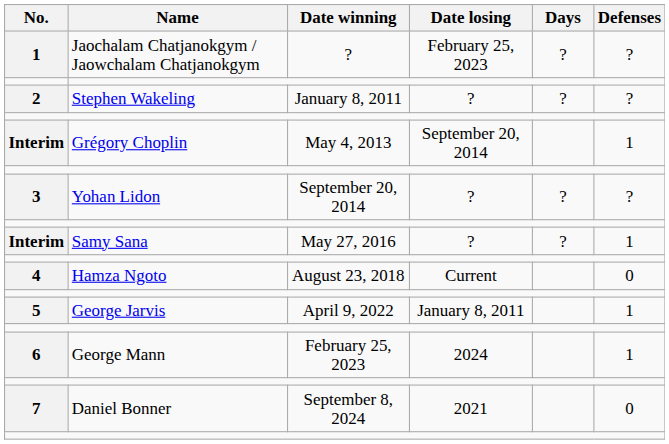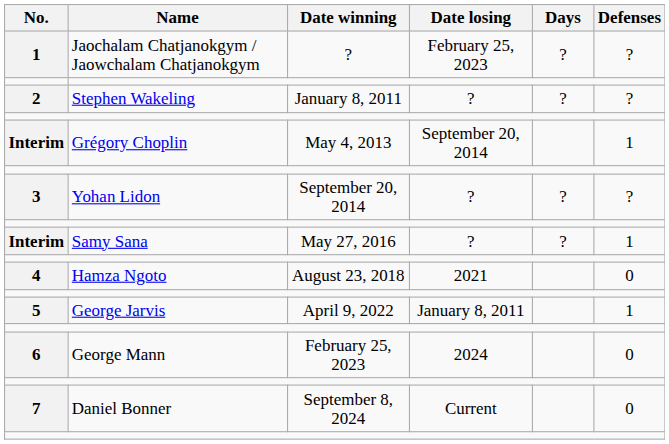(471, 275) Current -> (471, 275) 2021
(629, 354) 1 -> (629, 354) 0
(471, 408) 2021 -> (471, 408) Current
